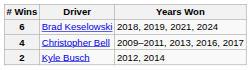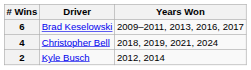(167, 27) 2018, 2019, 2021, 2024 -> (180, 27) 2009–2011, 2013, 2016, 2017
(180, 42) 2009–2011, 2013, 2016, 2017 -> (167, 42) 2018, 2019, 2021, 2024
